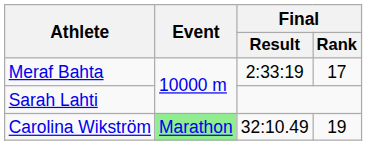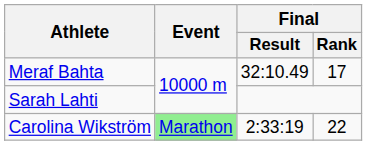(275, 72) 2:33:19 -> (275, 72) 32:10.49
(275, 127) 32:10.49 -> (275, 127) 2:33:19
(337, 127) 19 -> (337, 127) 22
